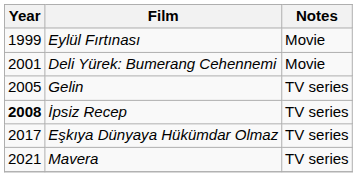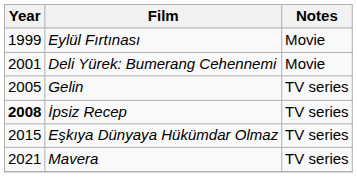(25, 135) 2017 -> (25, 135) 2015
